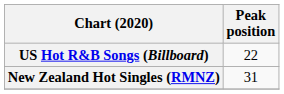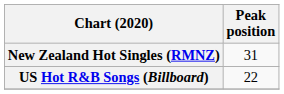rows swapped: (114, 77) <-> (114, 54)
